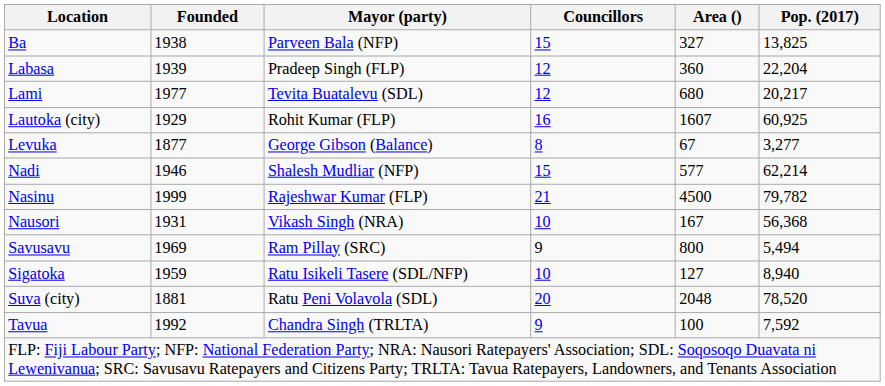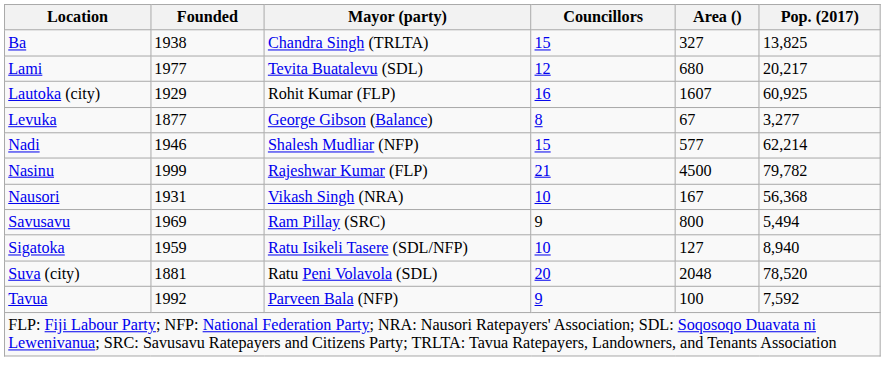(333, 42) Parveen Bala (NFP) -> (348, 42) Chandra Singh (TRLTA)
- row: (31, 68)
(348, 324) Chandra Singh (TRLTA) -> (333, 299) Parveen Bala (NFP)
